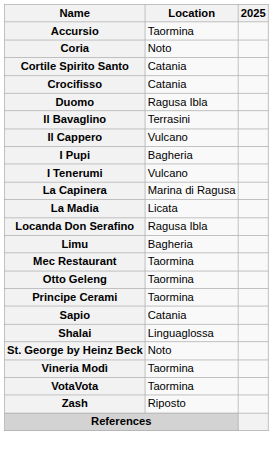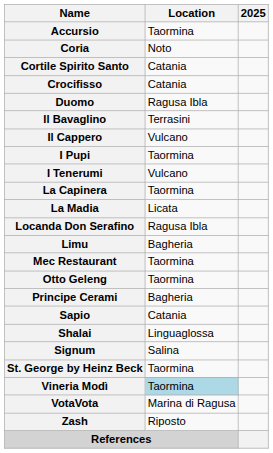(170, 155) Bagheria -> (171, 155) Taormina
(192, 191) Marina di Ragusa -> (171, 191) Taormina
(171, 297) Taormina -> (170, 297) Bagheria
+ row: (75, 350)
(160, 350) Noto -> (171, 368) Taormina
(171, 368) no background -> (171, 386) lightblue background
(171, 386) Taormina -> (192, 404) Marina di Ragusa
